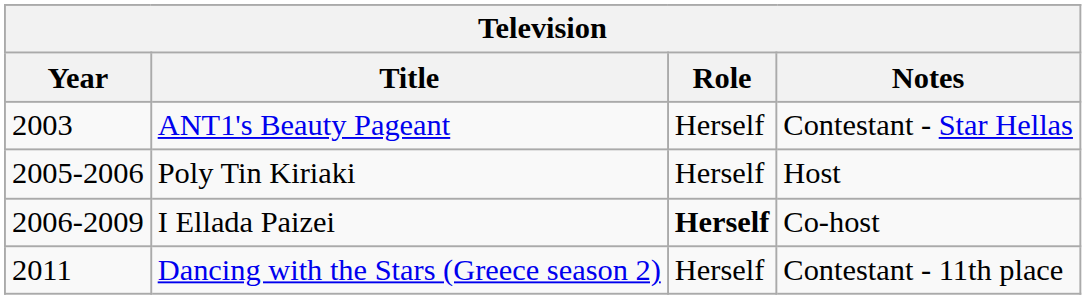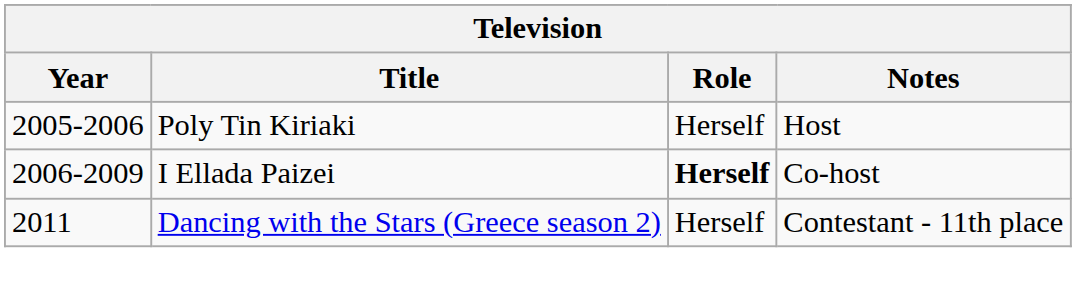- row: (304, 125)
